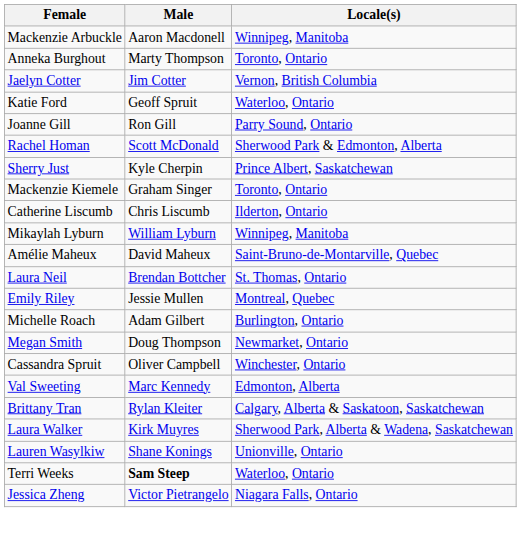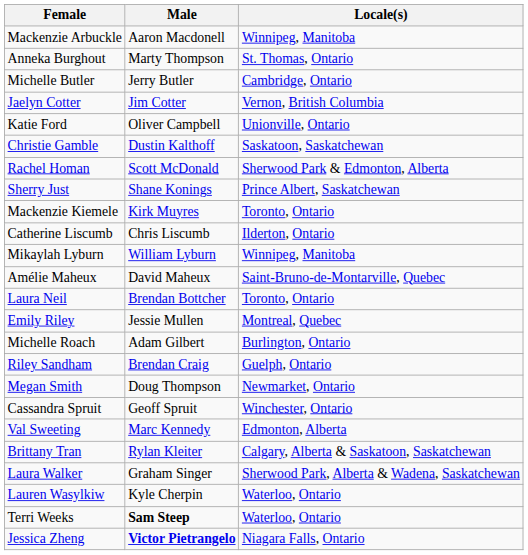(281, 59) Toronto, Ontario -> (298, 59) St. Thomas, Ontario
+ row: (51, 80)
(163, 102) Geoff Spruit -> (174, 124) Oliver Campbell
(284, 102) Waterloo, Ontario -> (296, 124) Unionville, Ontario
+ row: (53, 146)
- row: (39, 124)
(165, 168) Kyle Cherpin -> (170, 189) Shane Konings
(170, 189) Graham Singer -> (164, 211) Kirk Muyres
(291, 277) St. Thomas, Ontario -> (288, 299) Toronto, Ontario
+ row: (50, 364)
(174, 364) Oliver Campbell -> (163, 408) Geoff Spruit
(164, 430) Kirk Muyres -> (170, 473) Graham Singer
(170, 451) Shane Konings -> (165, 495) Kyle Cherpin
(289, 451) Unionville, Ontario -> (291, 495) Waterloo, Ontario
(178, 495) normal -> (182, 539) bold
